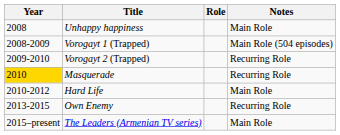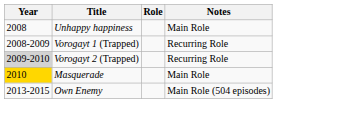(281, 43) Main Role (504 episodes) -> (198, 43) Recurring Role
(28, 59) no background -> (28, 59) lightgrey background
(261, 75) Recurring Role -> (188, 75) Main Role
- row: (84, 91)
(261, 106) Recurring Role -> (219, 91) Main Role (504 episodes)
- row: (133, 122)
